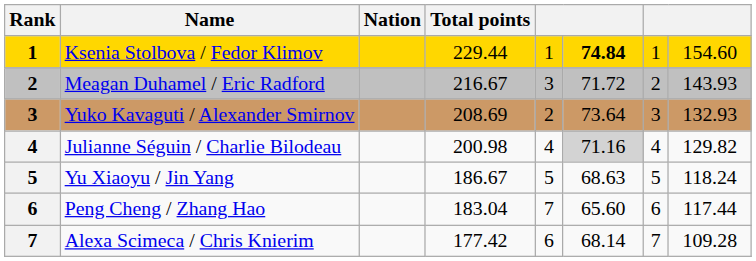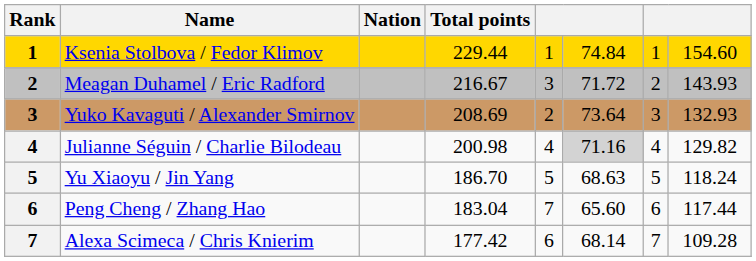(603, 51) bold -> (603, 51) normal
(480, 177) 186.67 -> (480, 177) 186.70
